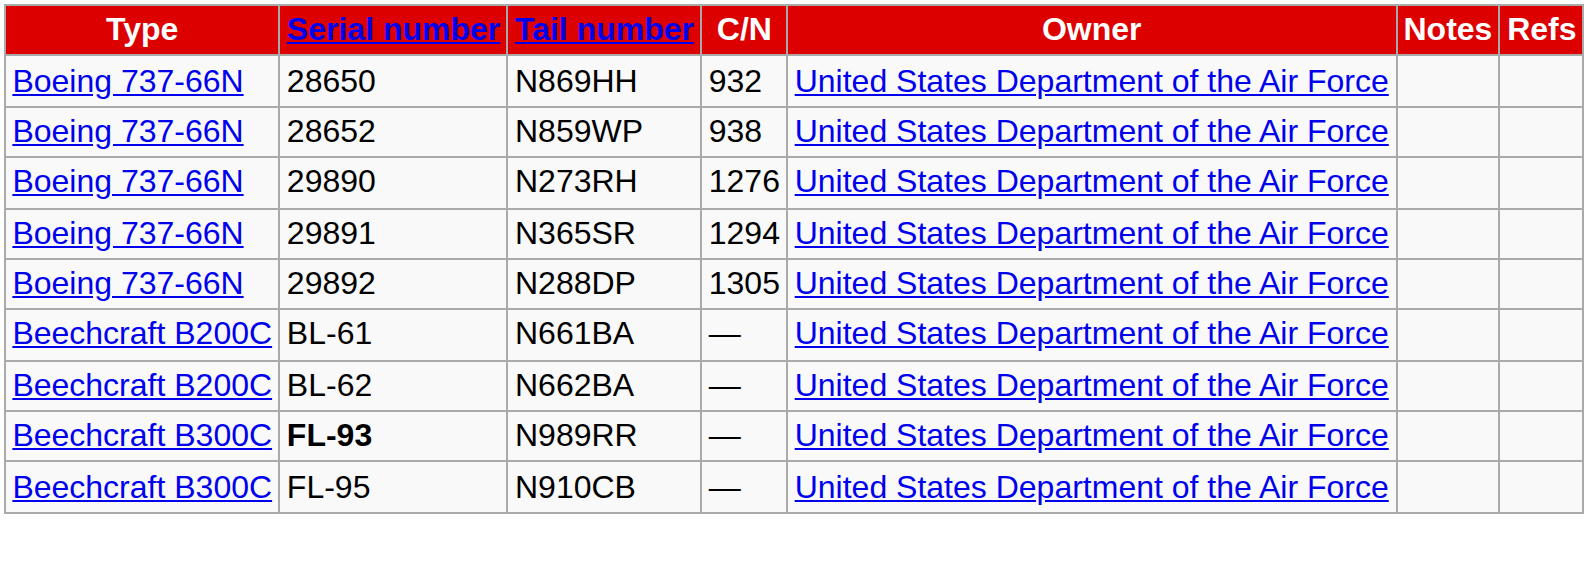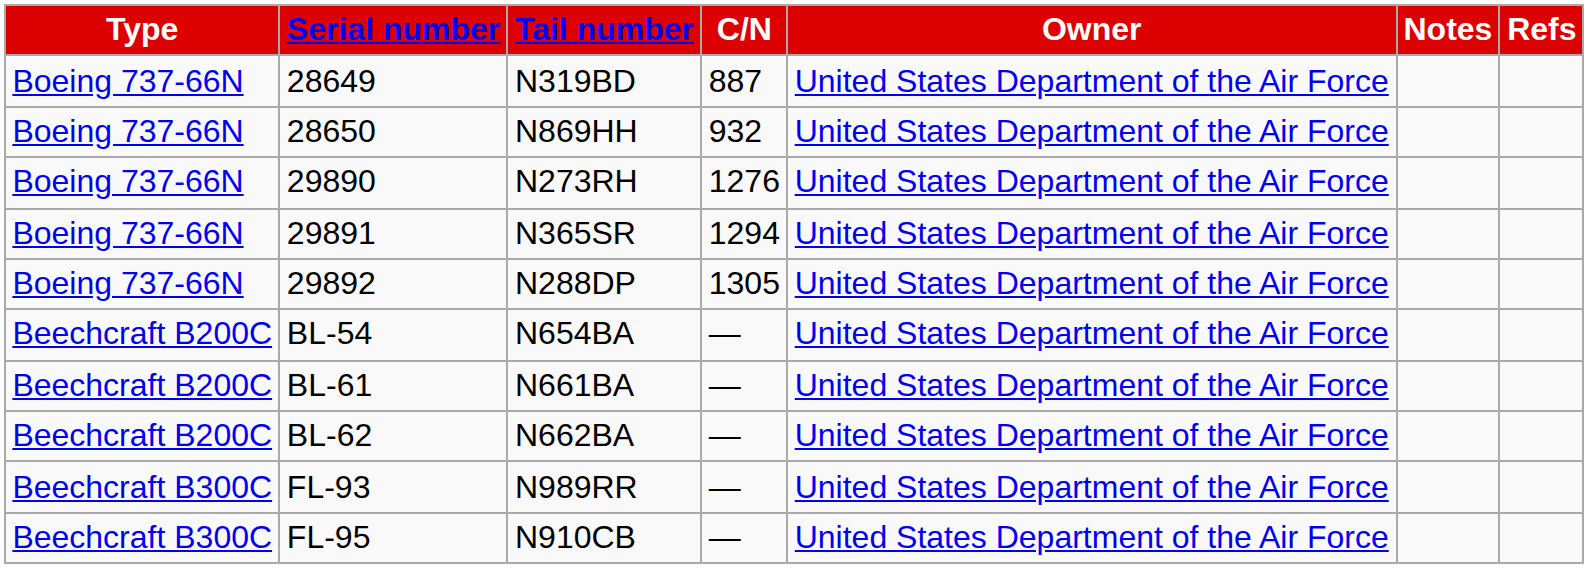+ row: (575, 80)
- row: (579, 131)
+ row: (575, 334)
(330, 435) bold -> (329, 486) normal
